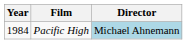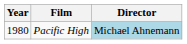(18, 30) 1984 -> (18, 30) 1980
